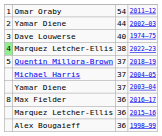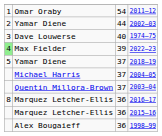(64, 49) Marquez Letcher-Ellis -> (40, 49) Max Fielder
(122, 49) 38 -> (122, 49) 39
(64, 62) Quentin Millora-Brown -> (40, 62) Yamar Diene
(40, 87) Yamar Diene -> (64, 87) Quentin Millora-Brown
(40, 100) Max Fielder -> (64, 100) Marquez Letcher-Ellis
